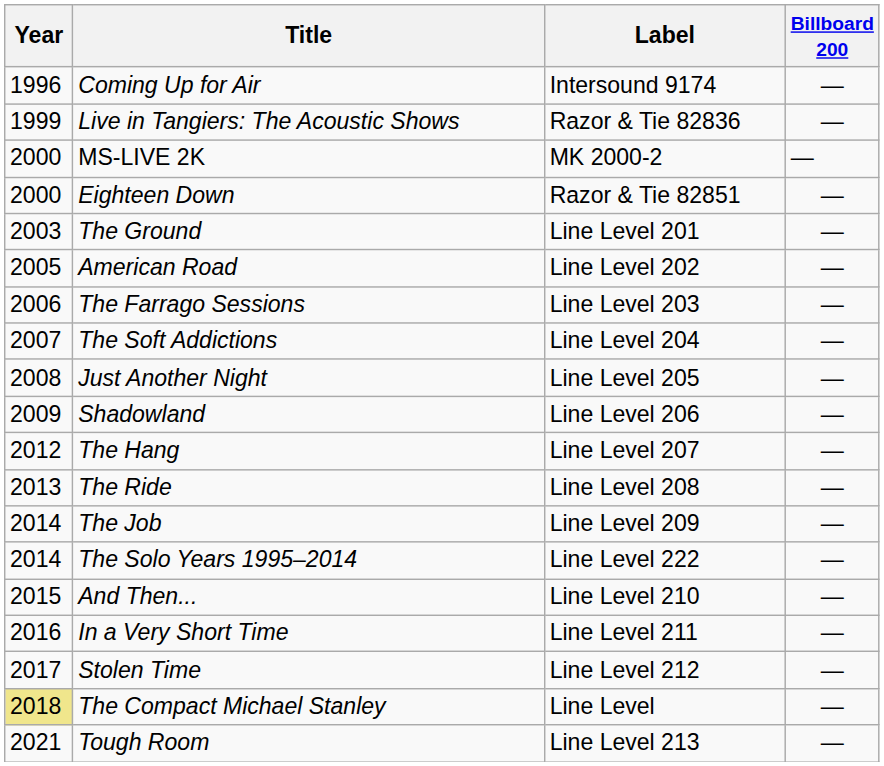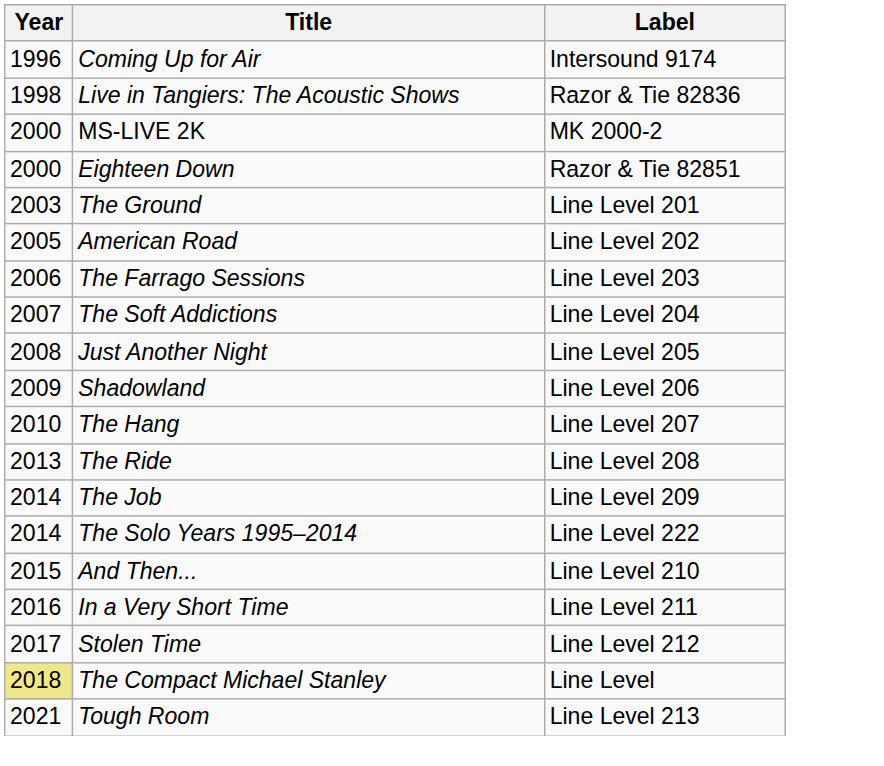- column: (832, 37)
(36, 121) 1999 -> (36, 95) 1998
(36, 450) 2012 -> (36, 424) 2010
